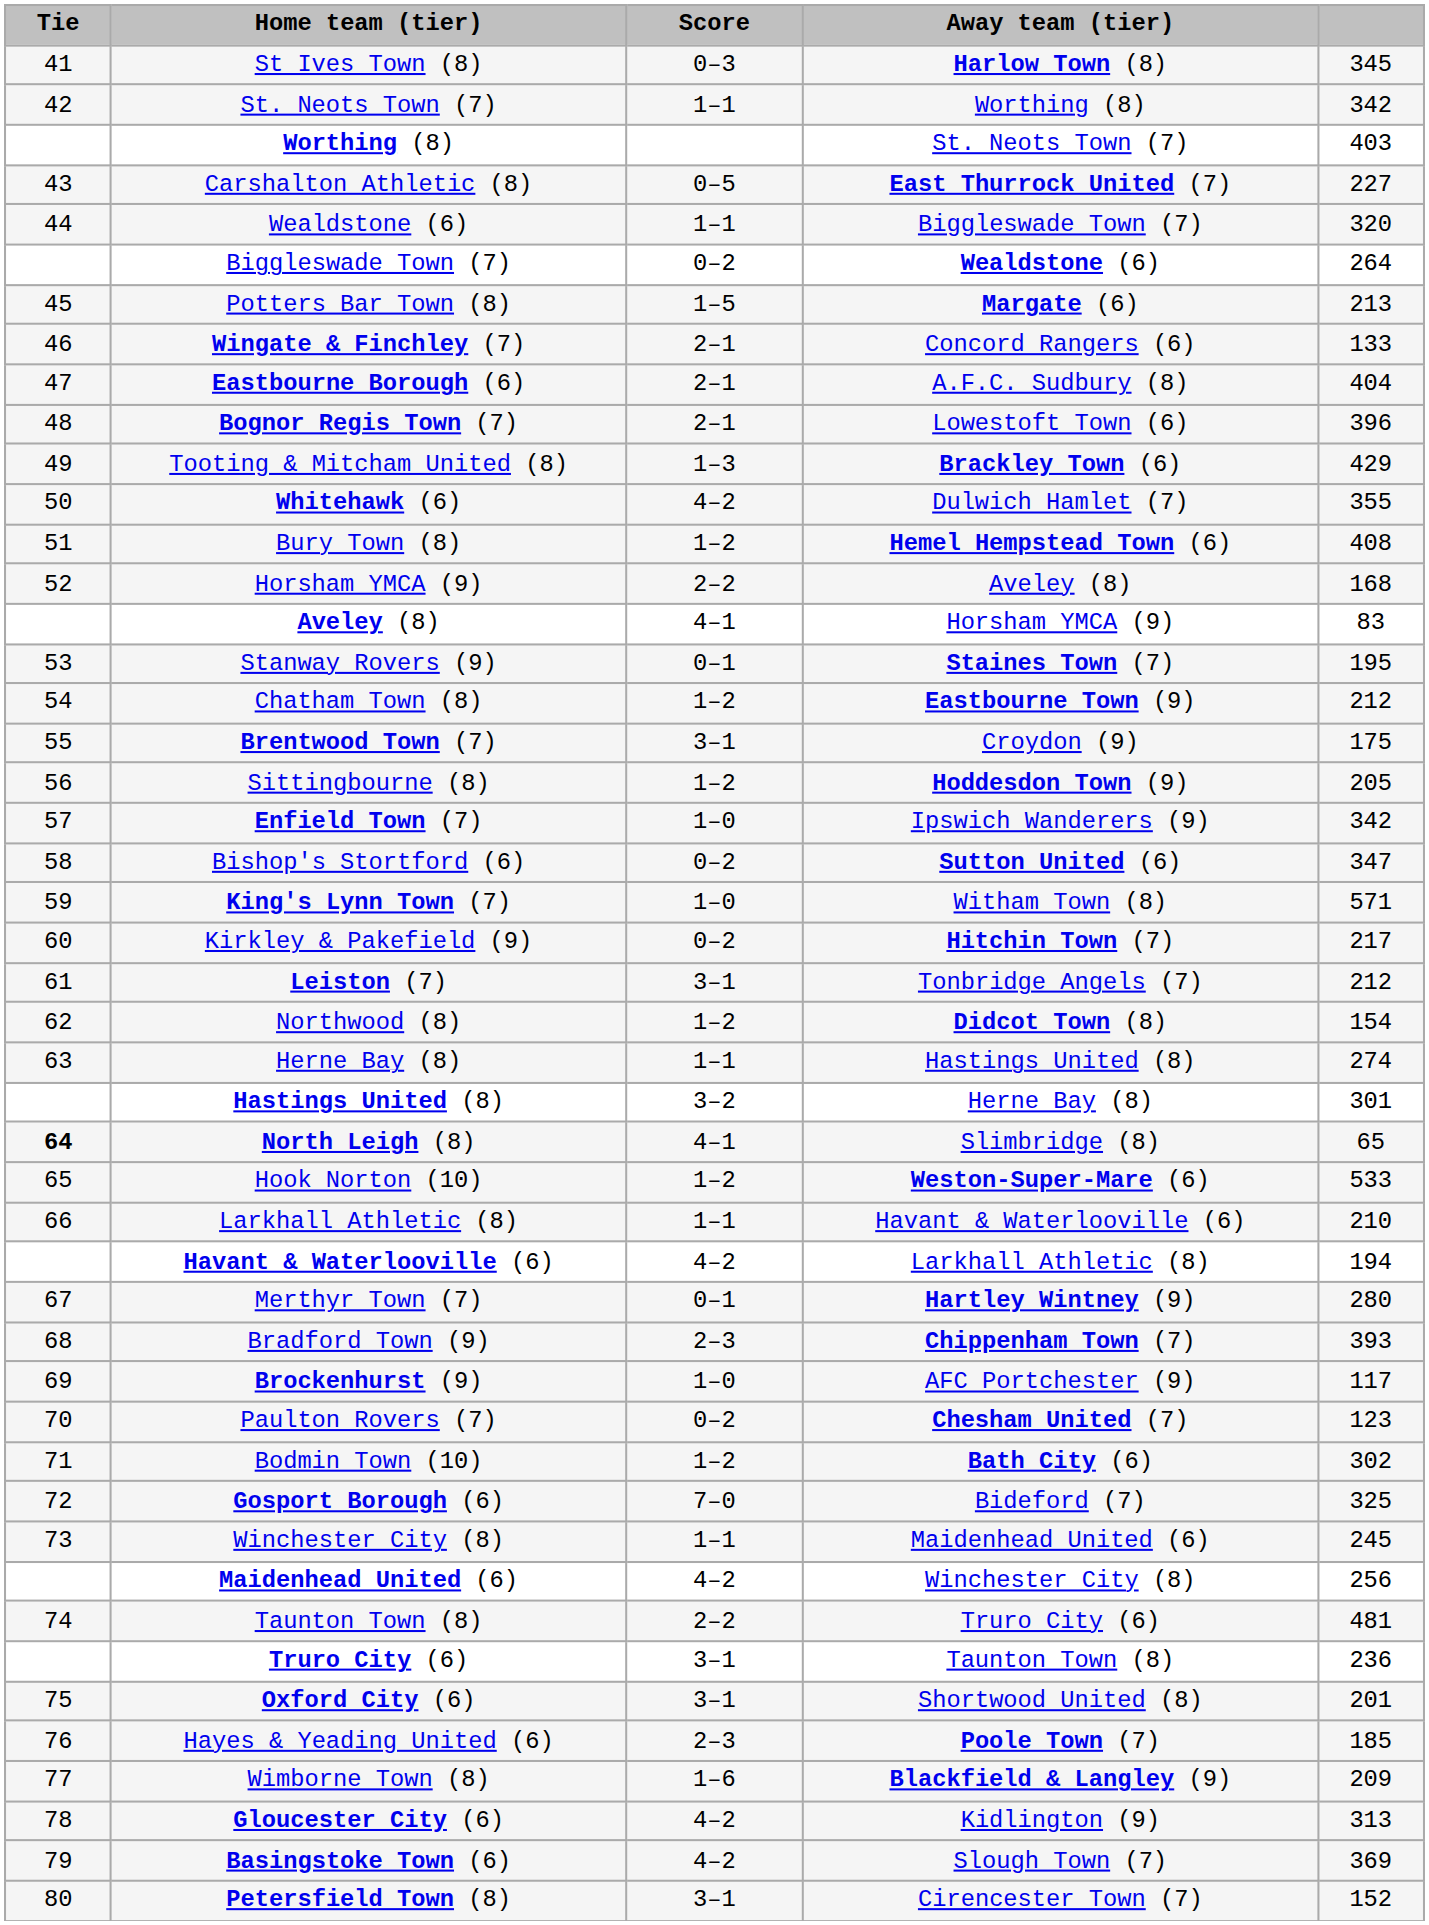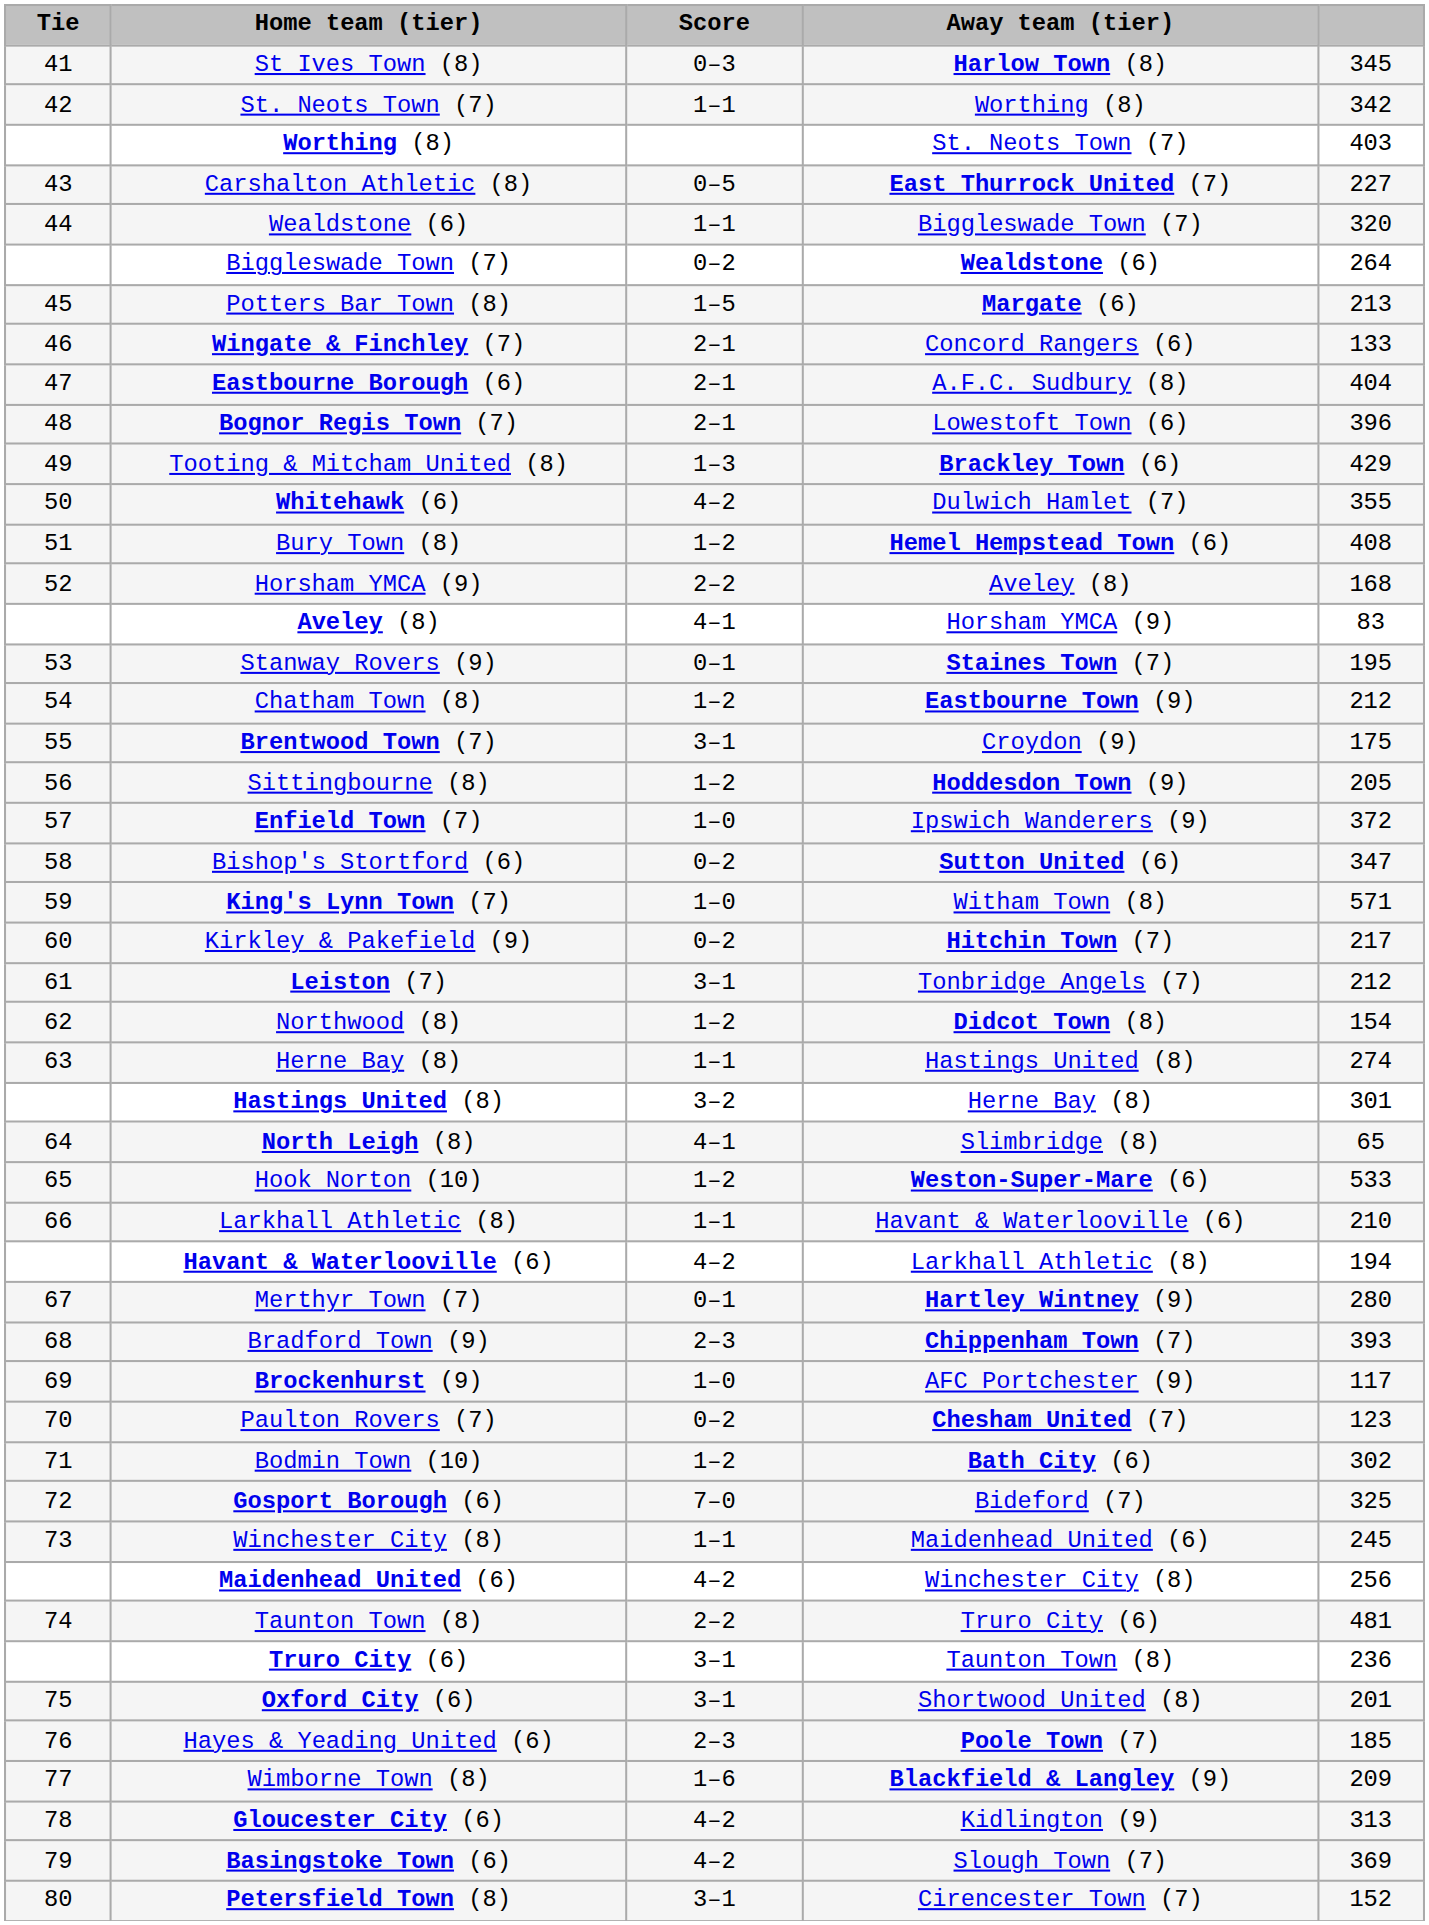(1371, 823) 342 -> (1371, 823) 372
(58, 1142) bold -> (58, 1142) normal
